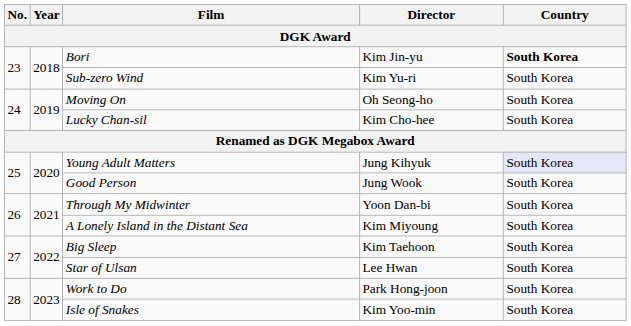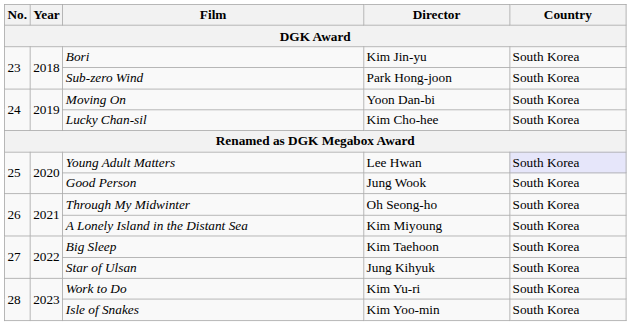(542, 57) bold -> (546, 57) normal
(389, 78) Kim Yu-ri -> (409, 78) Park Hong-joon
(398, 99) Oh Seong-ho -> (401, 99) Yoon Dan-bi
(397, 162) Jung Kihyuk -> (394, 162) Lee Hwan
(397, 204) Yoon Dan-bi -> (402, 204) Oh Seong-ho
(390, 267) Lee Hwan -> (401, 267) Jung Kihyuk
(405, 288) Park Hong-joon -> (393, 288) Kim Yu-ri
